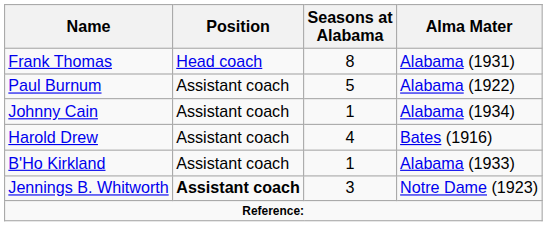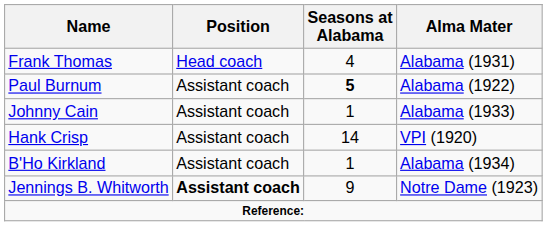(350, 61) 8 -> (350, 61) 4
(350, 87) normal -> (350, 87) bold
(457, 112) Alabama (1934) -> (457, 112) Alabama (1933)
+ row: (48, 138)
- row: (53, 138)
(457, 163) Alabama (1933) -> (457, 163) Alabama (1934)
(350, 188) 3 -> (350, 188) 9
